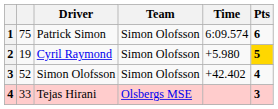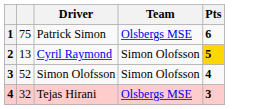- column: (227, 14)
(160, 34) Simon Olofsson -> (157, 34) Olsbergs MSE
(25, 54) 19 -> (25, 54) 13
(25, 94) 33 -> (25, 94) 32
